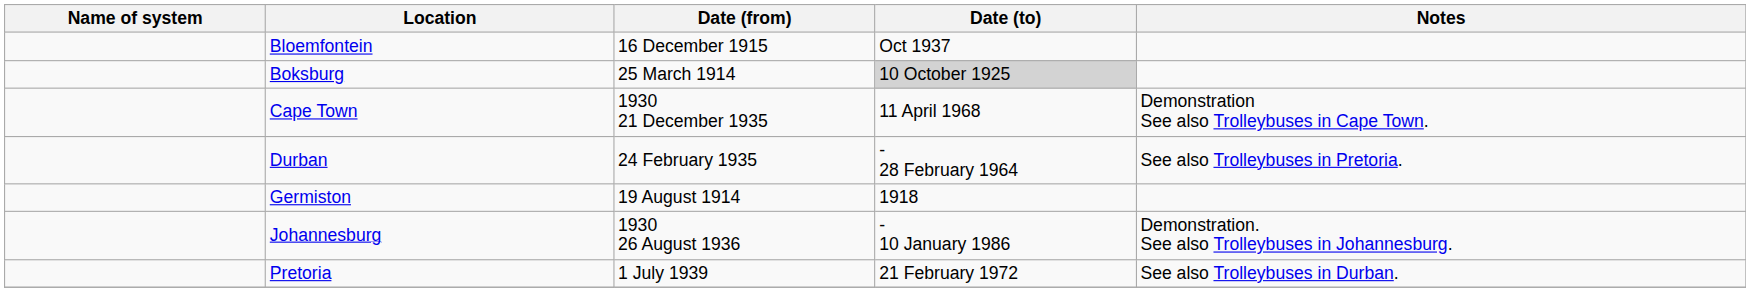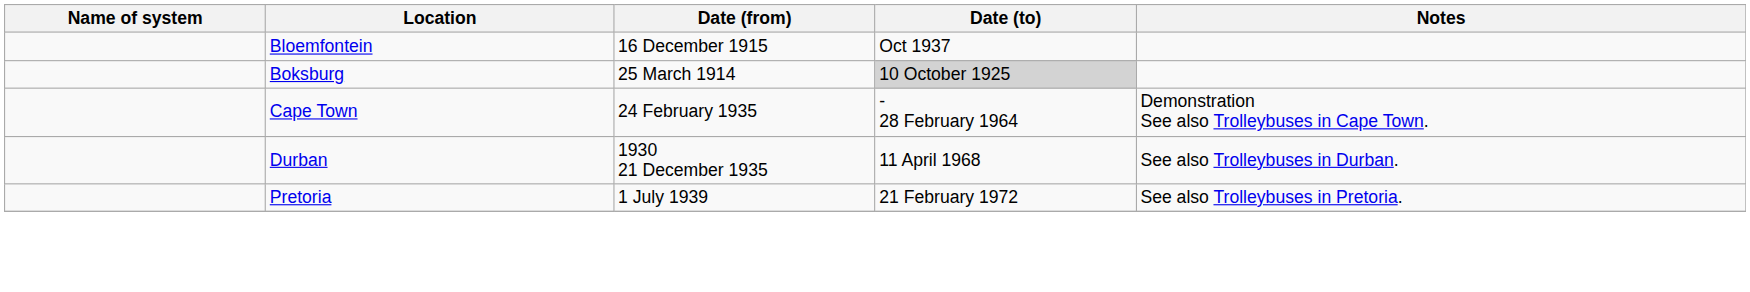(693, 112) 1930 21 December 1935 -> (688, 112) 24 February 1935
(930, 112) 11 April 1968 -> (949, 112) - 28 February 1964
(688, 159) 24 February 1935 -> (693, 159) 1930 21 December 1935
(949, 159) - 28 February 1964 -> (930, 159) 11 April 1968
(1272, 159) See also Trolleybuses in Pretoria. -> (1270, 159) See also Trolleybuses in Durban.
- row: (310, 197)
- row: (326, 235)
(1270, 273) See also Trolleybuses in Durban. -> (1272, 197) See also Trolleybuses in Pretoria.
